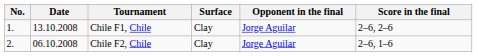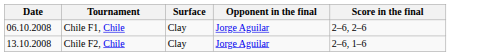- column: (17, 12)
(55, 28) 13.10.2008 -> (29, 28) 06.10.2008
(55, 43) 06.10.2008 -> (29, 43) 13.10.2008
